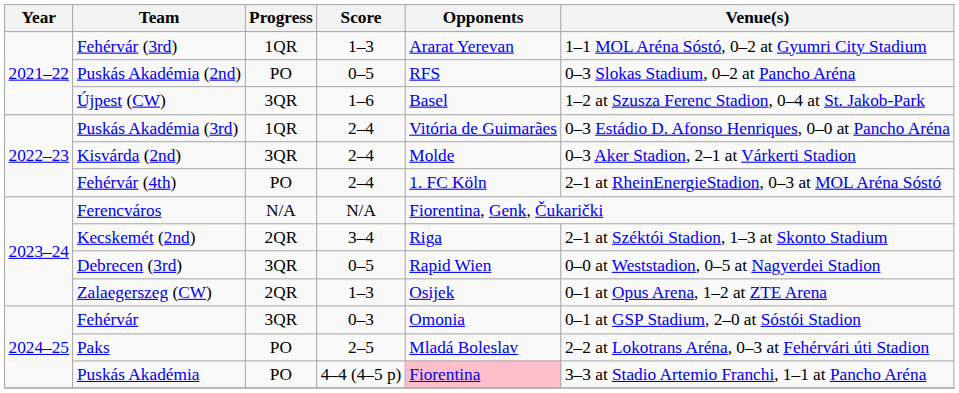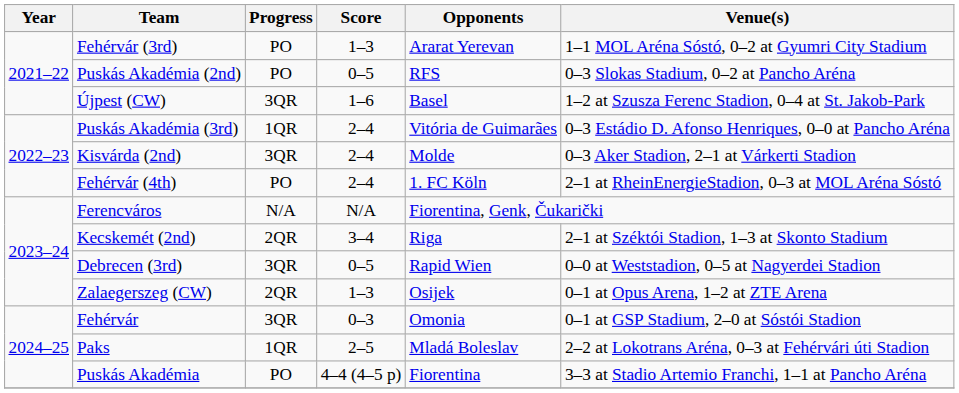(281, 45) 1QR -> (281, 45) PO
(281, 347) PO -> (281, 347) 1QR
(445, 374) pink background -> (445, 374) no background
